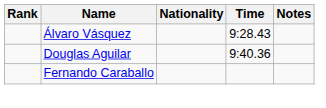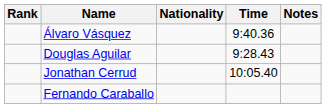(250, 34) 9:28.43 -> (253, 34) 9:40.36
(250, 53) 9:40.36 -> (253, 53) 9:28.43
+ row: (90, 73)
